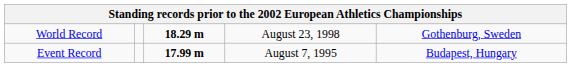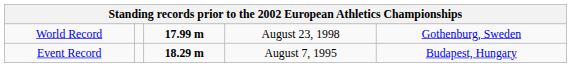(184, 33) 18.29 m -> (184, 33) 17.99 m
(184, 52) 17.99 m -> (184, 52) 18.29 m
